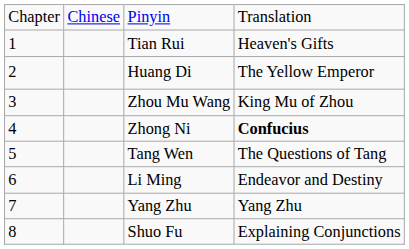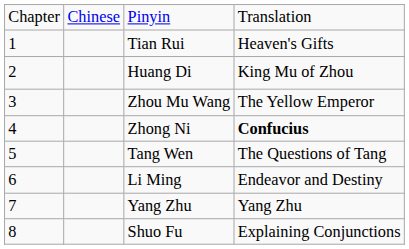(306, 72) The Yellow Emperor -> (296, 72) King Mu of Zhou
(296, 102) King Mu of Zhou -> (306, 102) The Yellow Emperor
